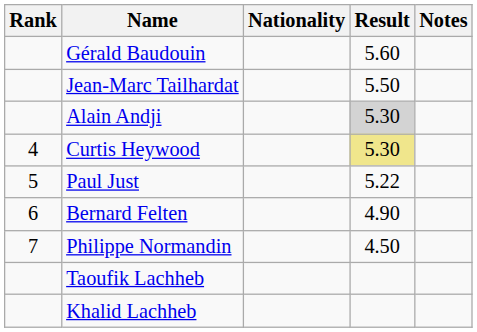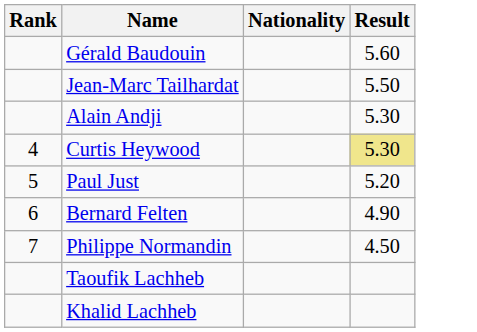- column: (443, 20)
(382, 117) lightgrey background -> (382, 117) no background
(382, 181) 5.22 -> (382, 181) 5.20
